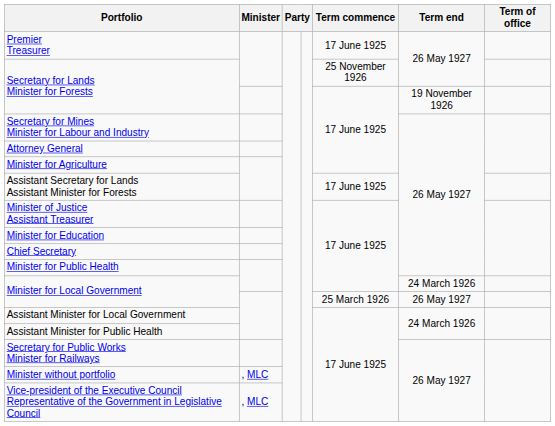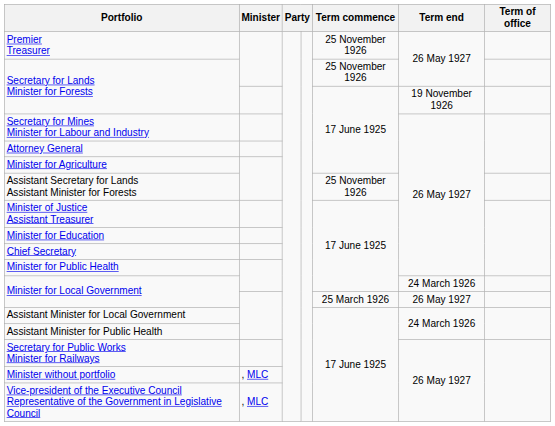(355, 45) 17 June 1925 -> (355, 45) 25 November 1926
(355, 186) 17 June 1925 -> (355, 186) 25 November 1926
